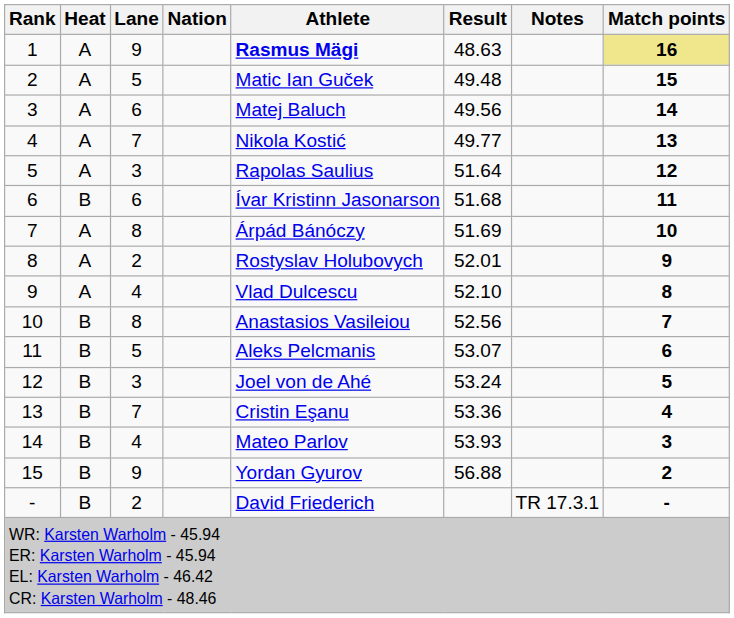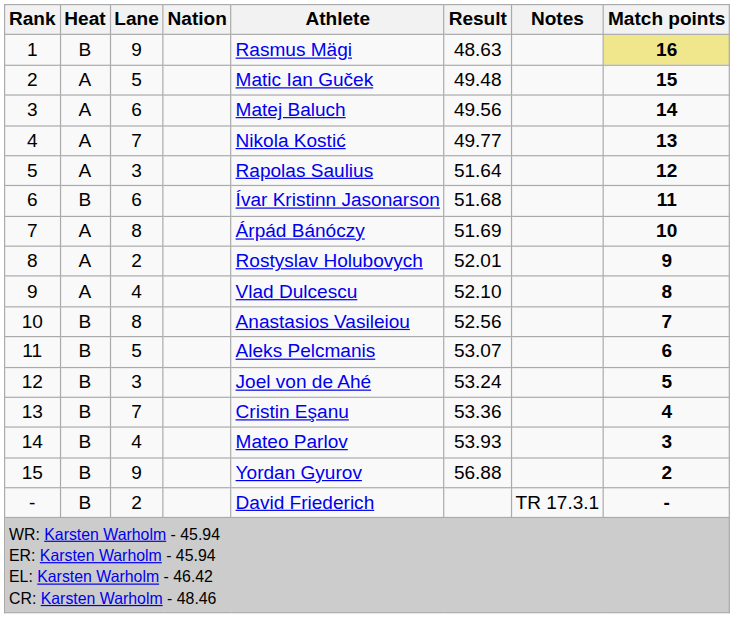(85, 49) A -> (85, 49) B
(297, 49) bold -> (294, 49) normal
